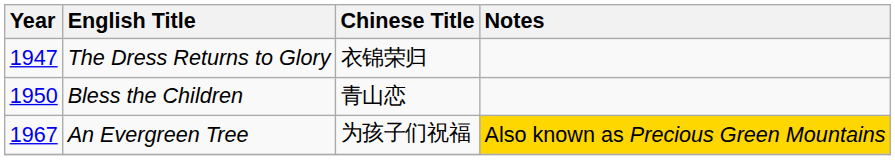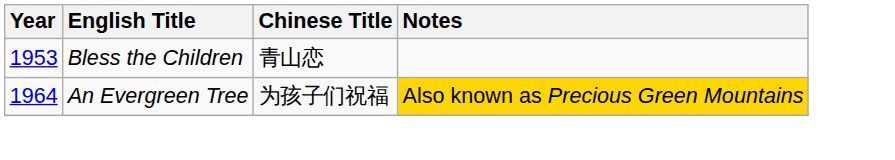- row: (199, 57)
(34, 96) 1950 -> (34, 57) 1953
(34, 134) 1967 -> (34, 96) 1964
